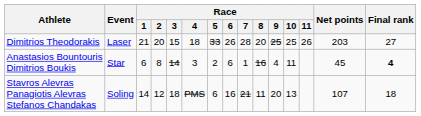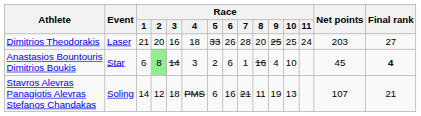(174, 42) 15 -> (174, 42) 16
(306, 42) 26 -> (306, 42) 24
(159, 63) no background -> (159, 63) lightgreen background
(291, 63) 11 -> (291, 63) 10
(276, 94) 20 -> (276, 94) 19
(391, 94) 18 -> (391, 94) 21
